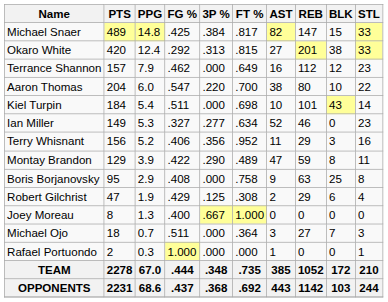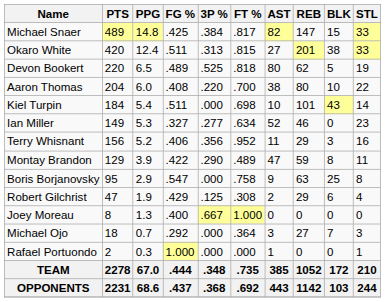(179, 50) .292 -> (176, 50) .511
- row: (54, 69)
+ row: (45, 69)
(179, 87) .547 -> (177, 87) .408
(179, 178) .408 -> (177, 178) .547
(178, 233) .511 -> (177, 233) .292
